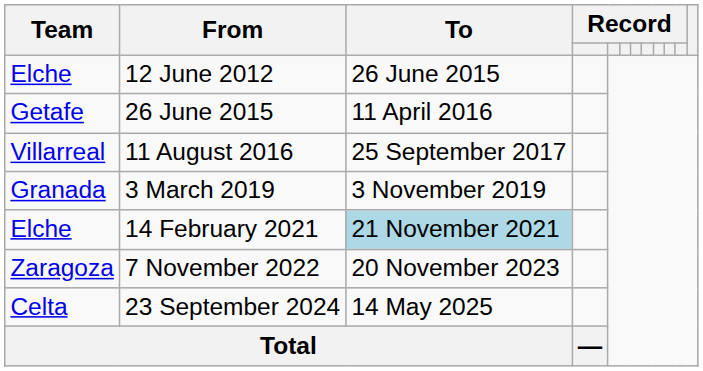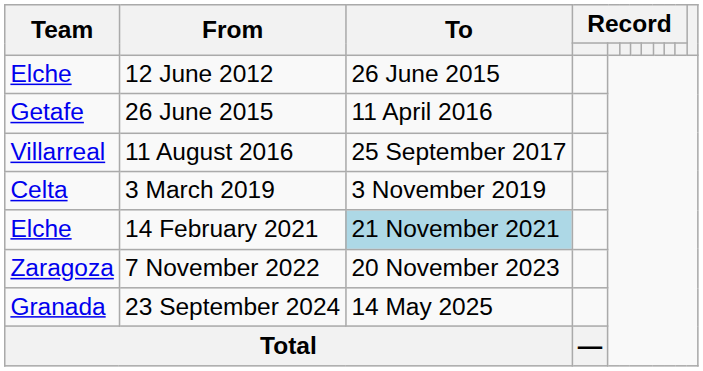(58, 190) Granada -> (39, 190) Celta
(39, 306) Celta -> (58, 306) Granada
